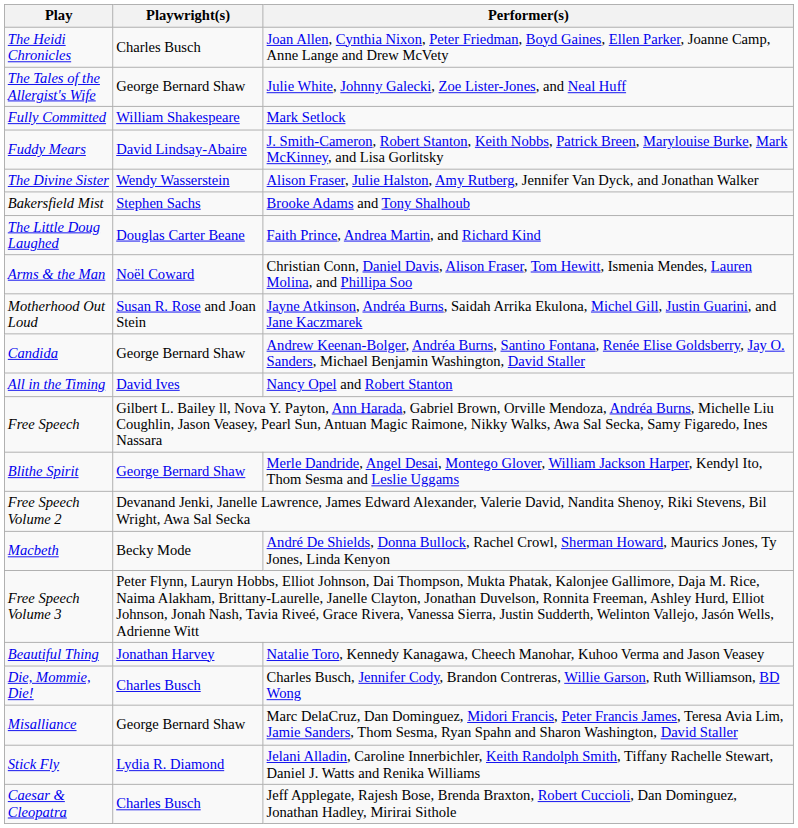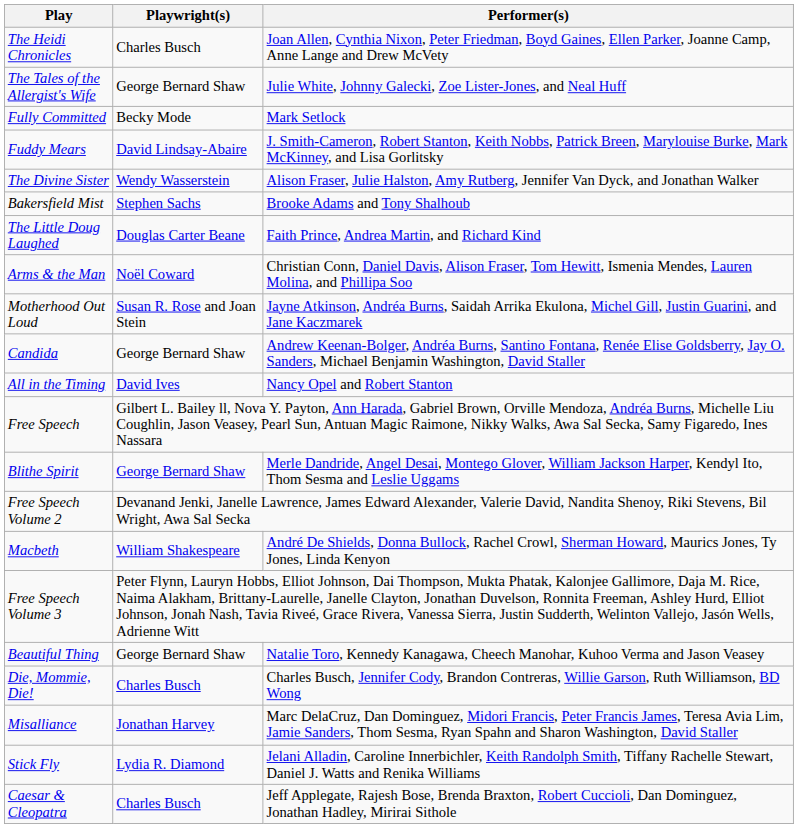(178, 118) William Shakespeare -> (154, 118) Becky Mode
(154, 550) Becky Mode -> (178, 550) William Shakespeare
(165, 654) Jonathan Harvey -> (181, 654) George Bernard Shaw
(181, 725) George Bernard Shaw -> (165, 725) Jonathan Harvey
